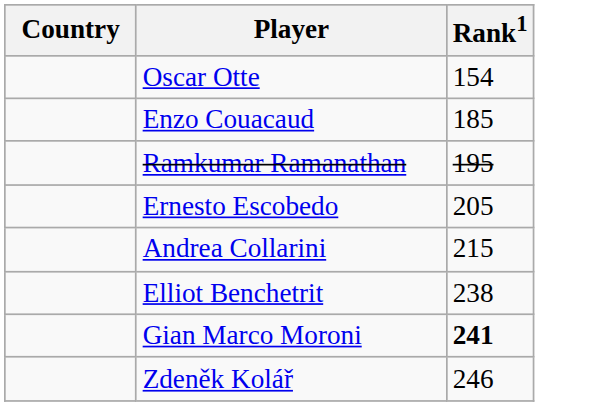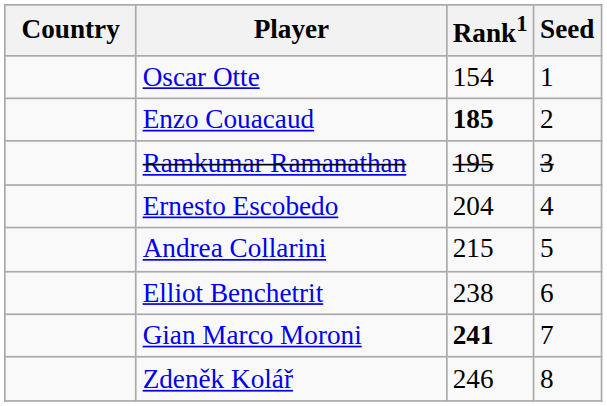+ column: (567, 29)
(473, 119) normal -> (473, 119) bold
(473, 205) 205 -> (473, 205) 204
